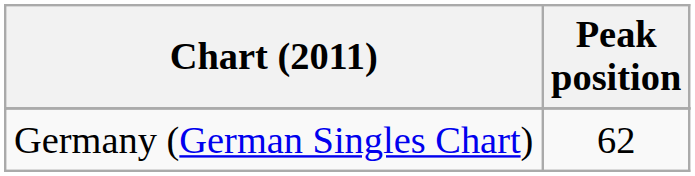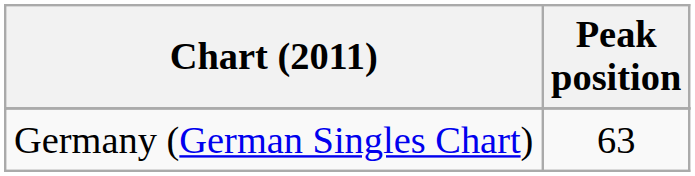(616, 139) 62 -> (616, 139) 63
